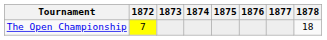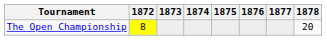(143, 28) 7 -> (143, 28) 8
(308, 28) 18 -> (308, 28) 20
